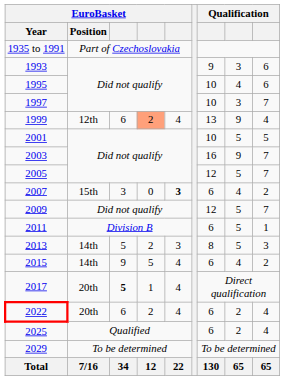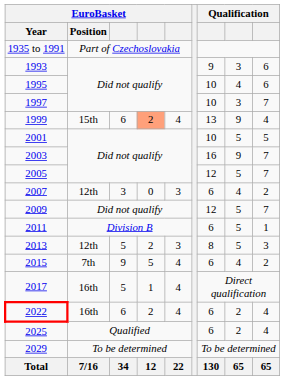(88, 120) 12th -> (88, 120) 15th
(88, 191) 15th -> (88, 191) 12th
(178, 191) bold -> (178, 191) normal
(88, 245) 14th -> (88, 245) 12th
(88, 263) 14th -> (88, 263) 7th
(88, 287) 20th -> (88, 287) 16th
(123, 287) bold -> (123, 287) normal
(89, 312) 20th -> (89, 312) 16th
